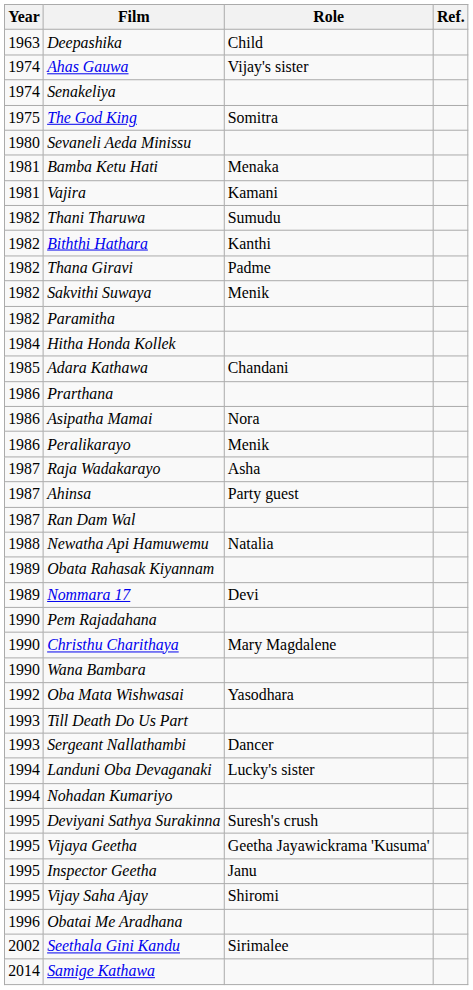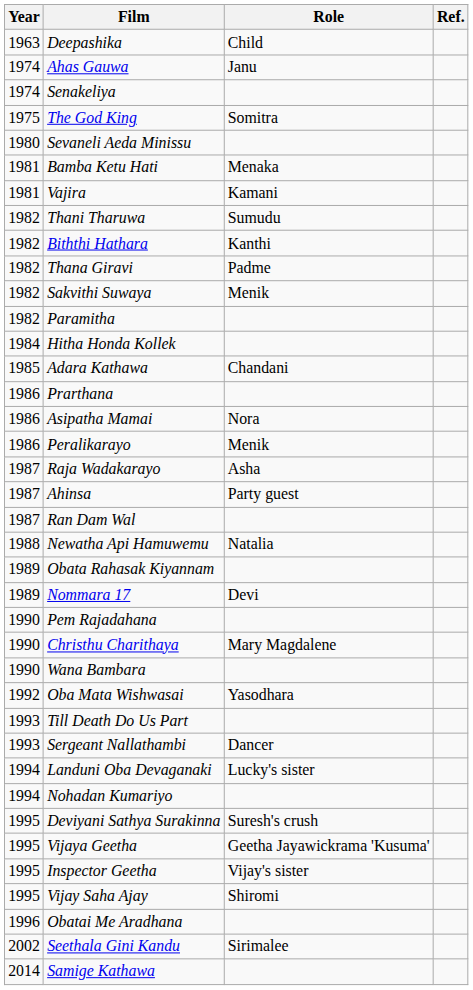(268, 67) Vijay's sister -> (242, 67) Janu
(242, 871) Janu -> (268, 871) Vijay's sister
